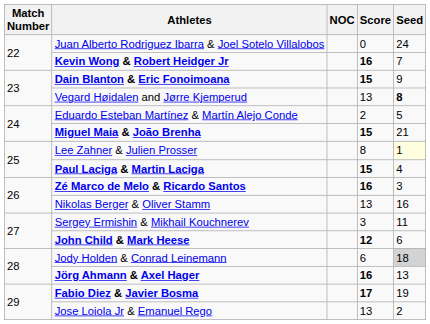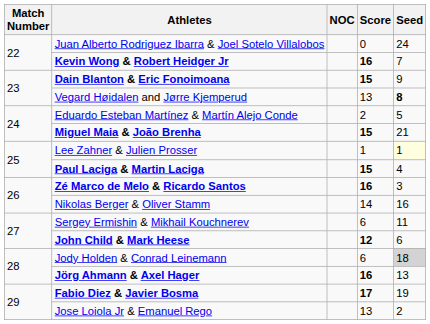(363, 151) 8 -> (363, 151) 1
(366, 204) 13 -> (366, 204) 14
(363, 222) 3 -> (363, 222) 6
